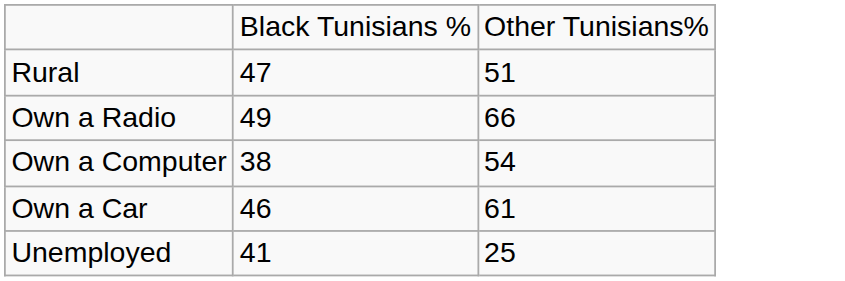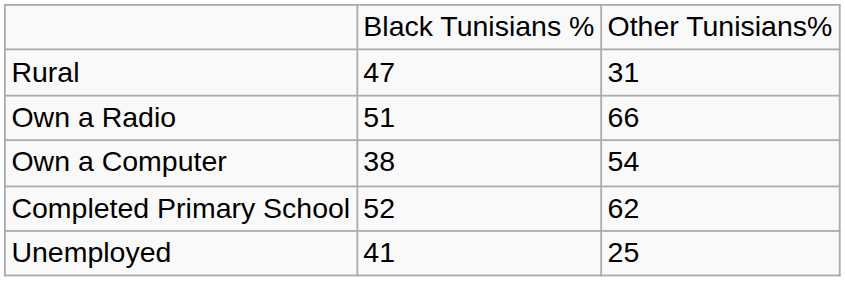(500, 72) 51 -> (623, 72) 31
(256, 117) 49 -> (379, 117) 51
- row: (80, 207)
+ row: (181, 207)
